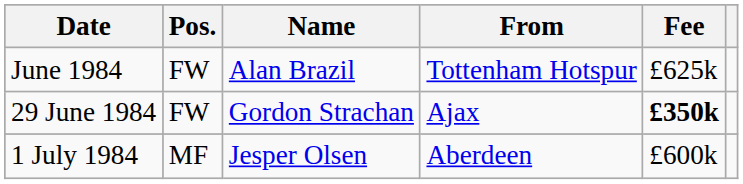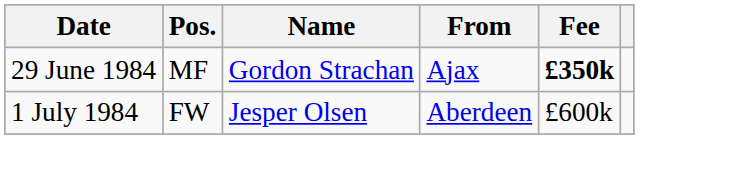- row: (67, 69)
(189, 112) FW -> (188, 69) MF
(188, 155) MF -> (189, 112) FW
